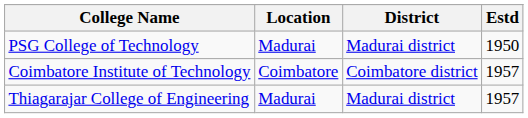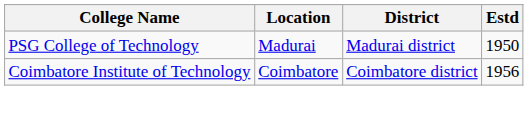(502, 71) 1957 -> (502, 71) 1956
- row: (129, 98)
